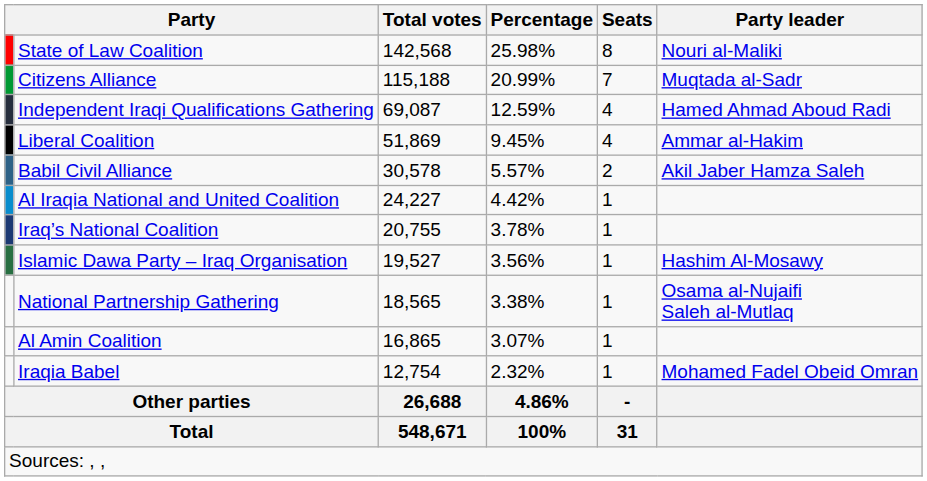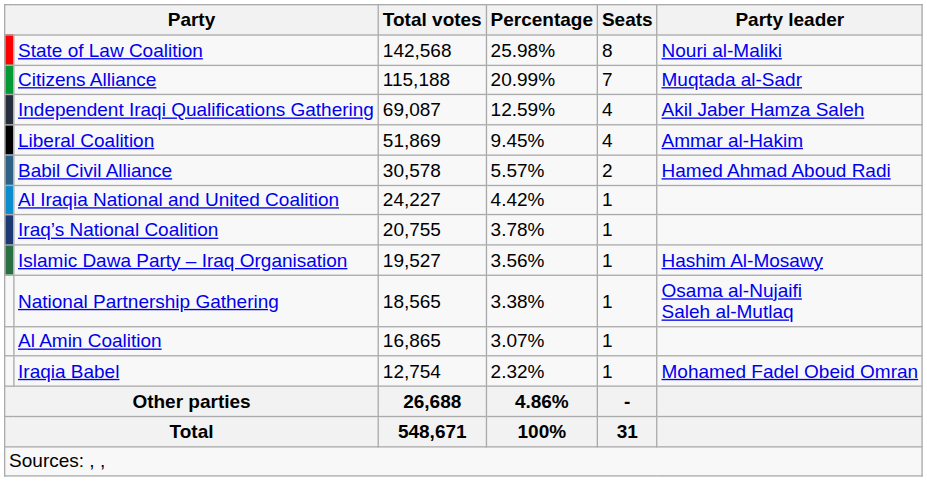(776, 110) Hamed Ahmad Aboud Radi -> (763, 110) Akil Jaber Hamza Saleh
(763, 170) Akil Jaber Hamza Saleh -> (776, 170) Hamed Ahmad Aboud Radi
